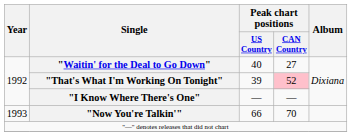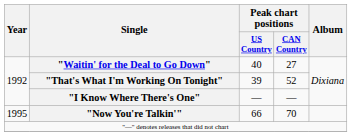(291, 81) pink background -> (291, 81) no background
(17, 113) 1993 -> (17, 113) 1995
